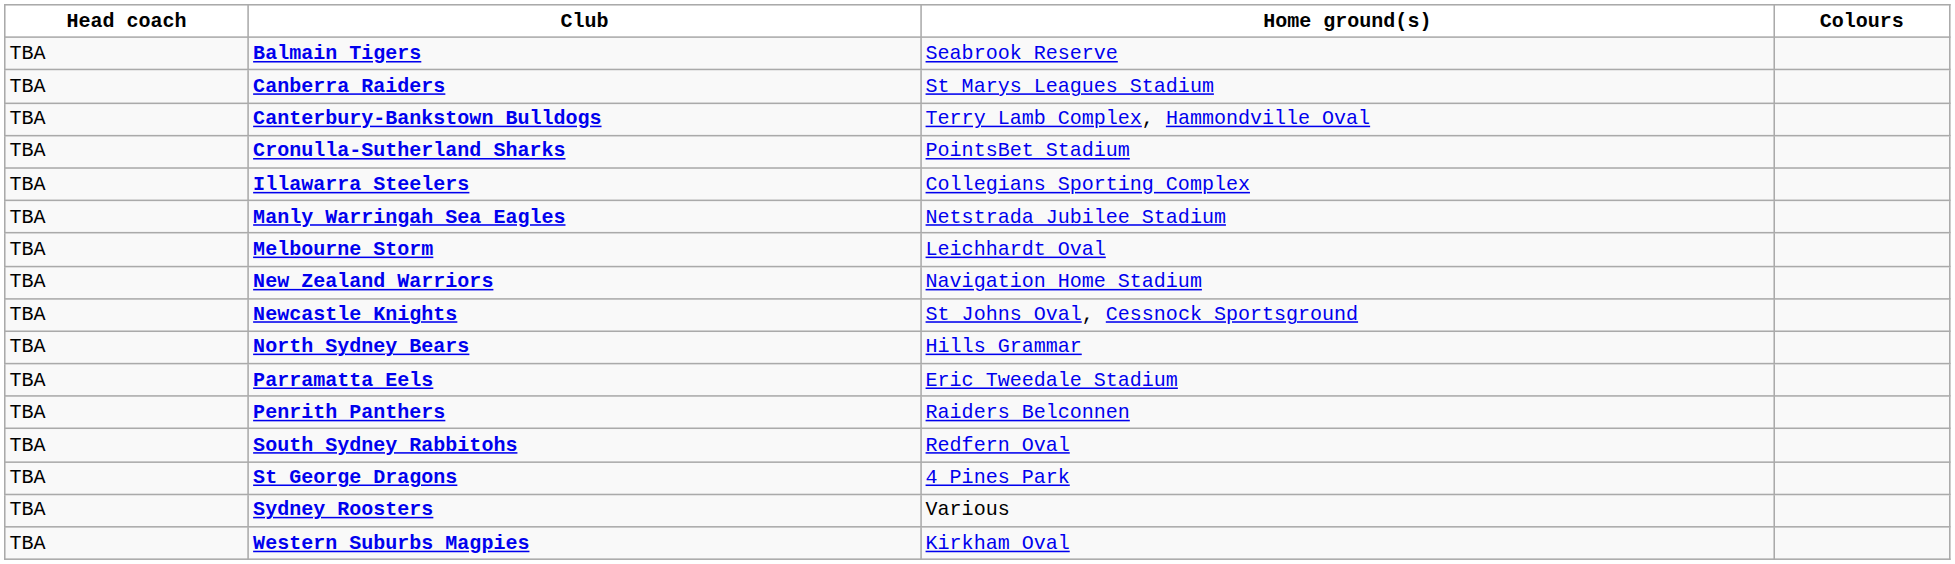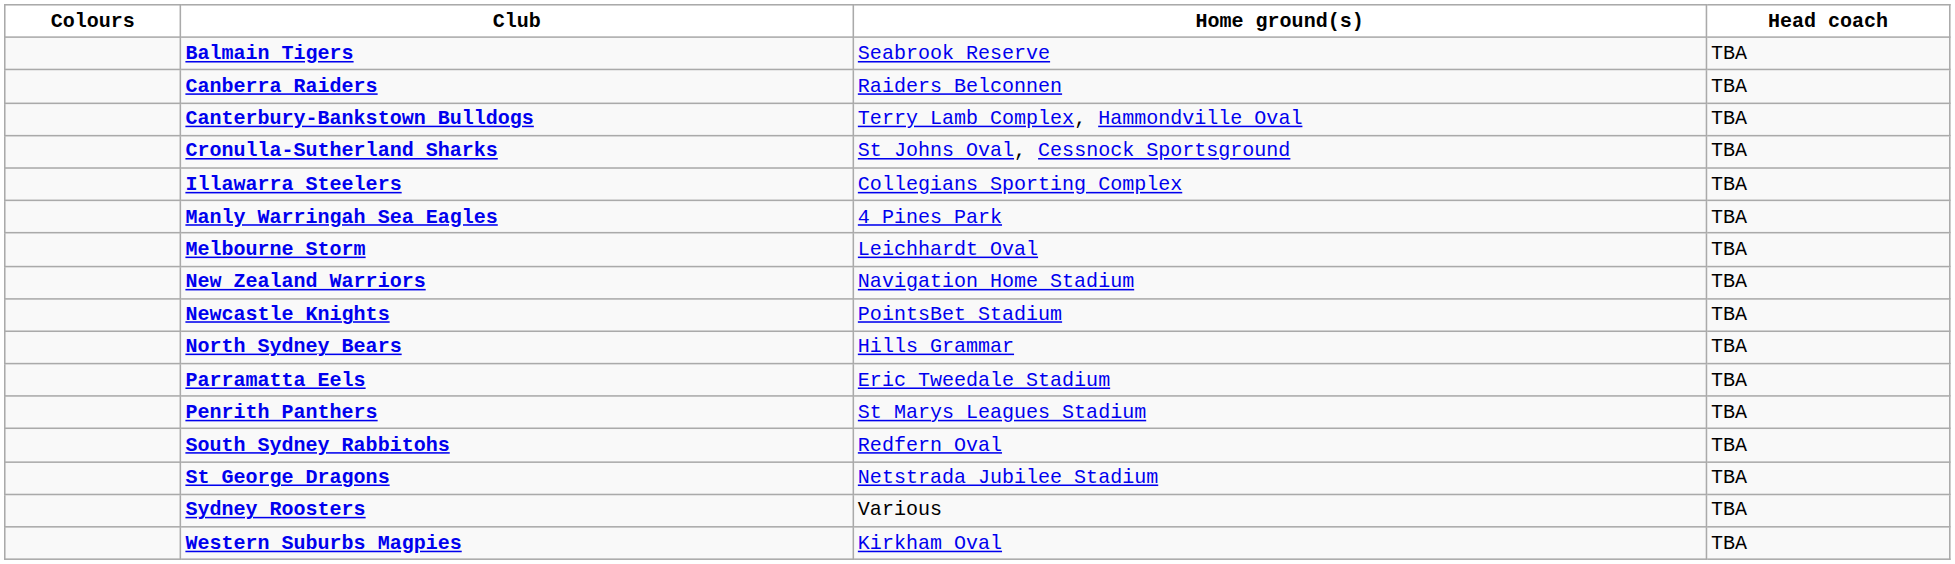columns swapped: (1862, 21) <-> (127, 21)
(1070, 86) St Marys Leagues Stadium -> (960, 86) Raiders Belconnen
(1028, 152) PointsBet Stadium -> (1074, 152) St Johns Oval, Cessnock Sportsground
(1076, 217) Netstrada Jubilee Stadium -> (930, 217) 4 Pines Park
(1142, 315) St Johns Oval, Cessnock Sportsground -> (960, 315) PointsBet Stadium
(1028, 413) Raiders Belconnen -> (1002, 413) St Marys Leagues Stadium
(998, 478) 4 Pines Park -> (1008, 478) Netstrada Jubilee Stadium
